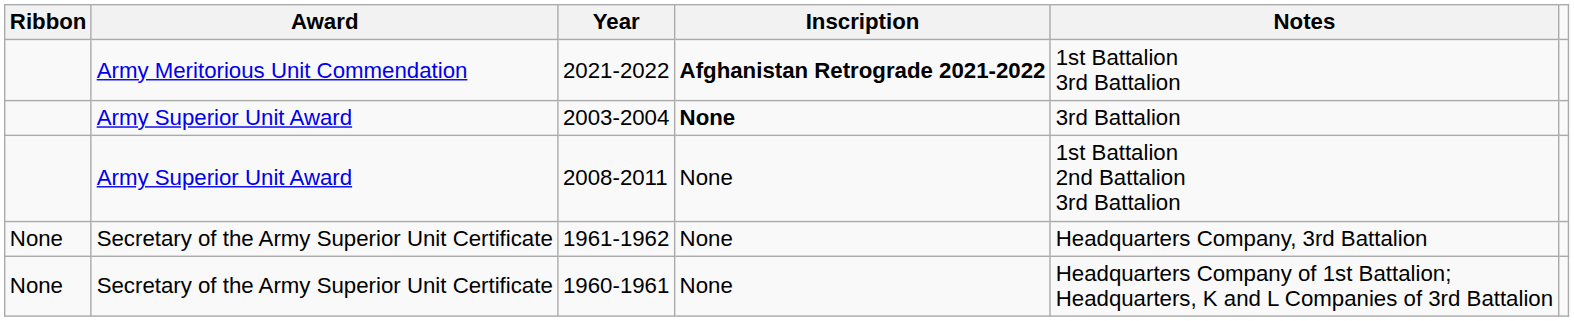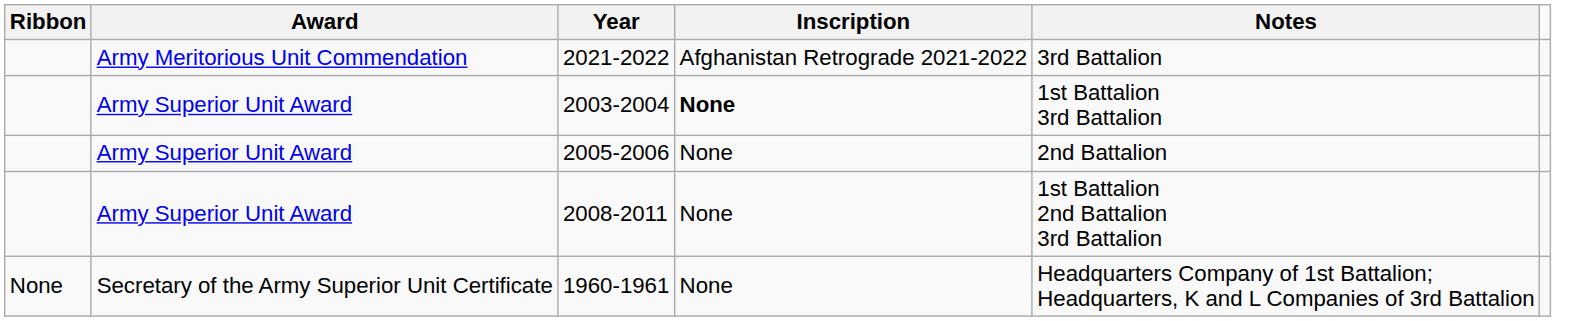(863, 69) bold -> (853, 57) normal
(1118, 69) 1st Battalion 3rd Battalion -> (1100, 57) 3rd Battalion
(1118, 117) 3rd Battalion -> (1100, 105) 1st Battalion 3rd Battalion
+ row: (616, 152)
- row: (616, 238)
